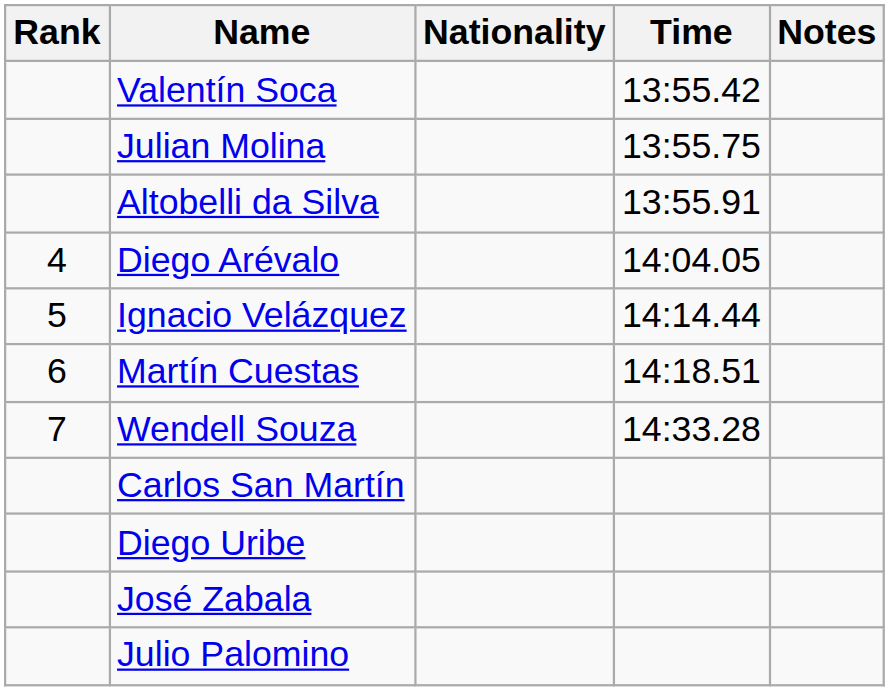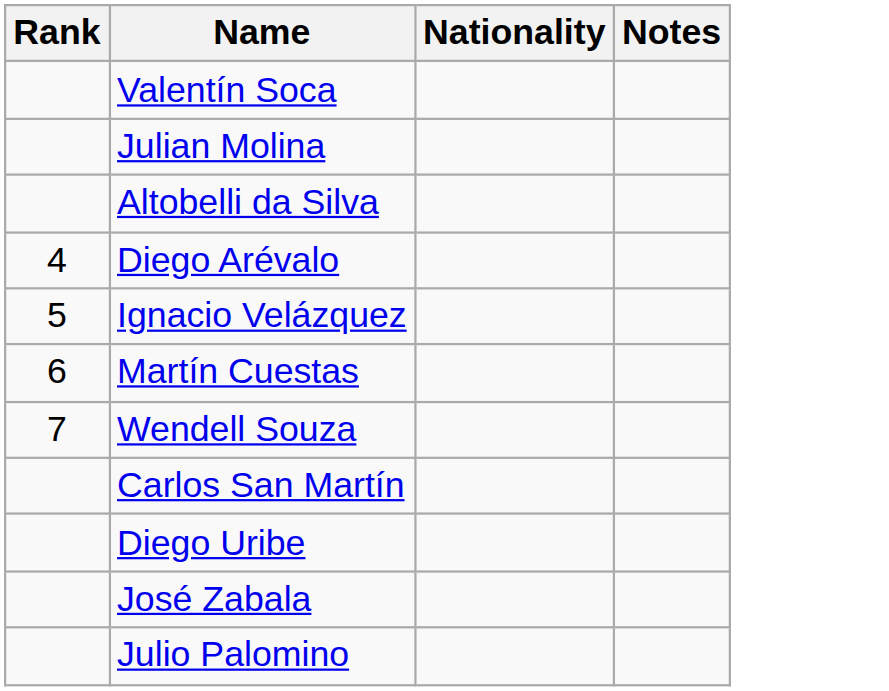- column: (691, 32)
